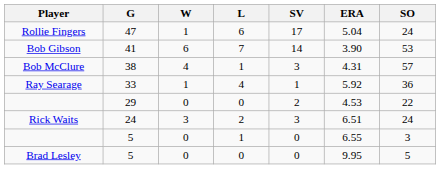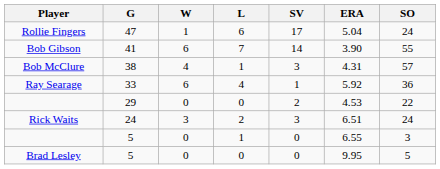(407, 48) 53 -> (407, 48) 55
(186, 84) 1 -> (186, 84) 6
